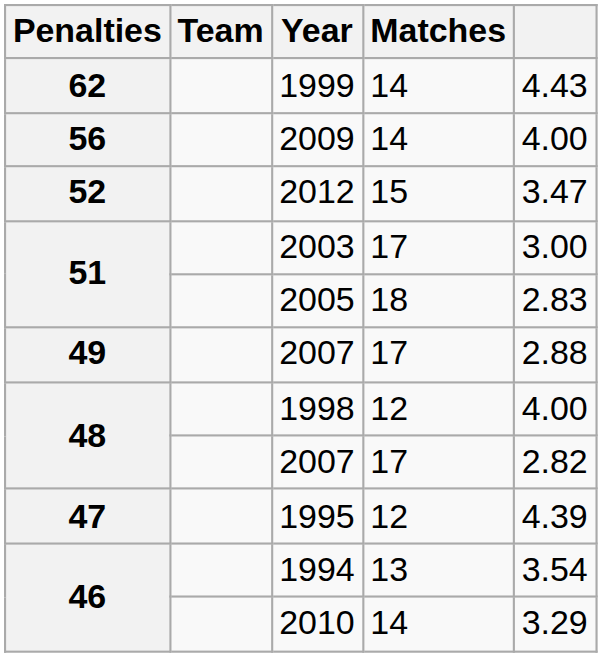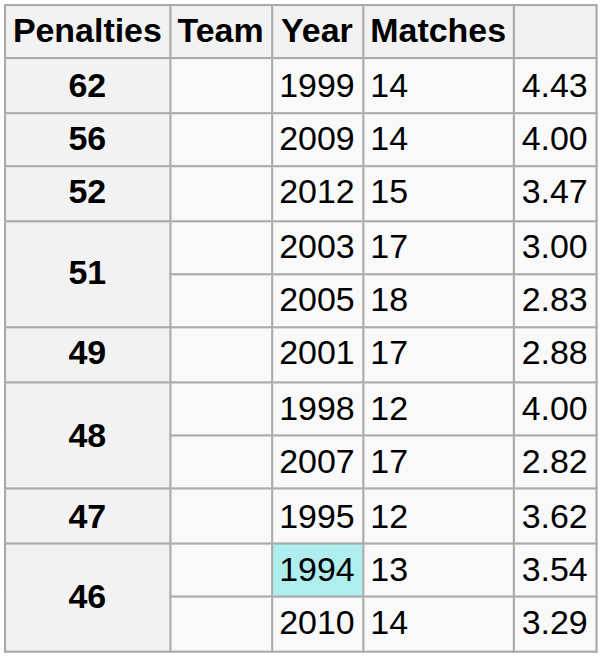(317, 354) 2007 -> (317, 354) 2001
(555, 515) 4.39 -> (555, 515) 3.62
(317, 569) no background -> (317, 569) paleturquoise background
